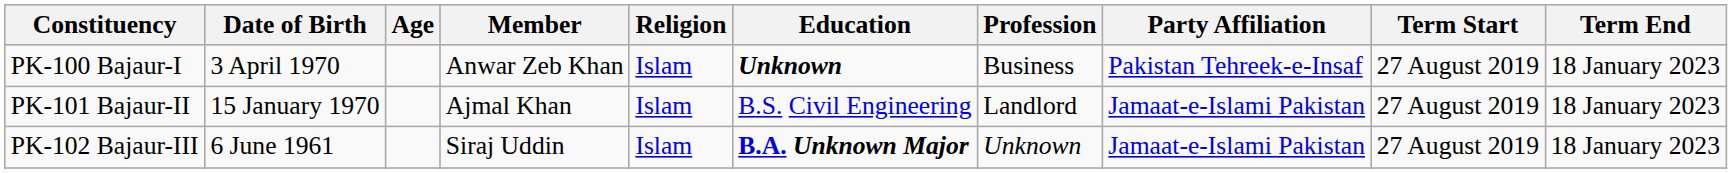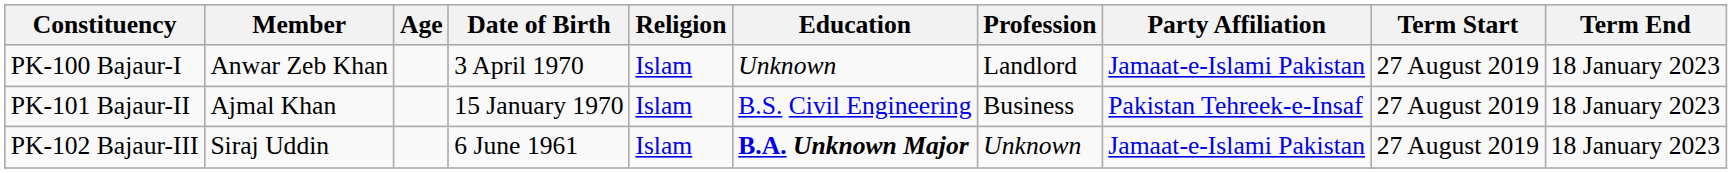columns swapped: (535, 24) <-> (295, 24)
(790, 65) bold -> (787, 65) normal
(1029, 65) Business -> (1030, 65) Landlord
(1236, 65) Pakistan Tehreek-e-Insaf -> (1237, 65) Jamaat-e-Islami Pakistan
(1030, 106) Landlord -> (1029, 106) Business
(1237, 106) Jamaat-e-Islami Pakistan -> (1236, 106) Pakistan Tehreek-e-Insaf
